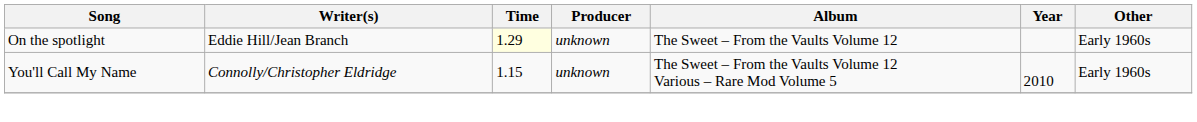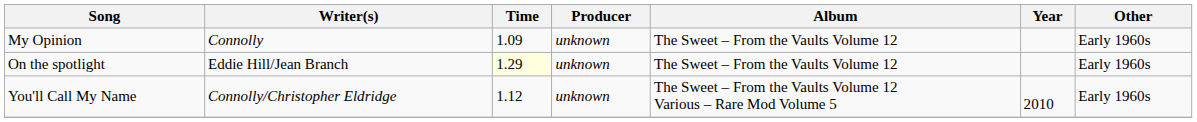+ row: (45, 40)
(509, 72) 1.15 -> (509, 96) 1.12
